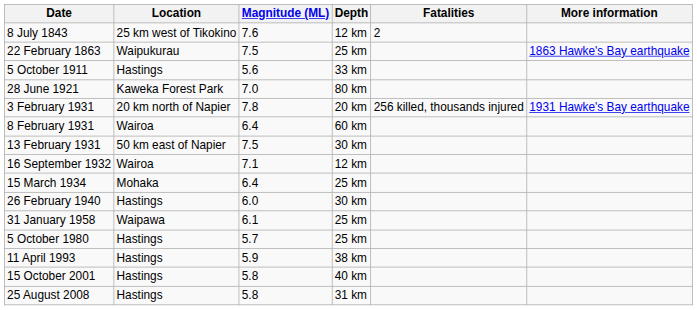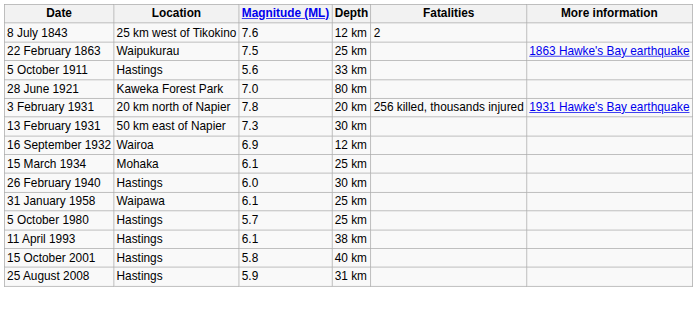- row: (51, 126)
(250, 145) 7.5 -> (250, 126) 7.3
(250, 164) 7.1 -> (250, 145) 6.9
(250, 182) 6.4 -> (250, 164) 6.1
(250, 257) 5.9 -> (250, 239) 6.1
(250, 295) 5.8 -> (250, 276) 5.9
